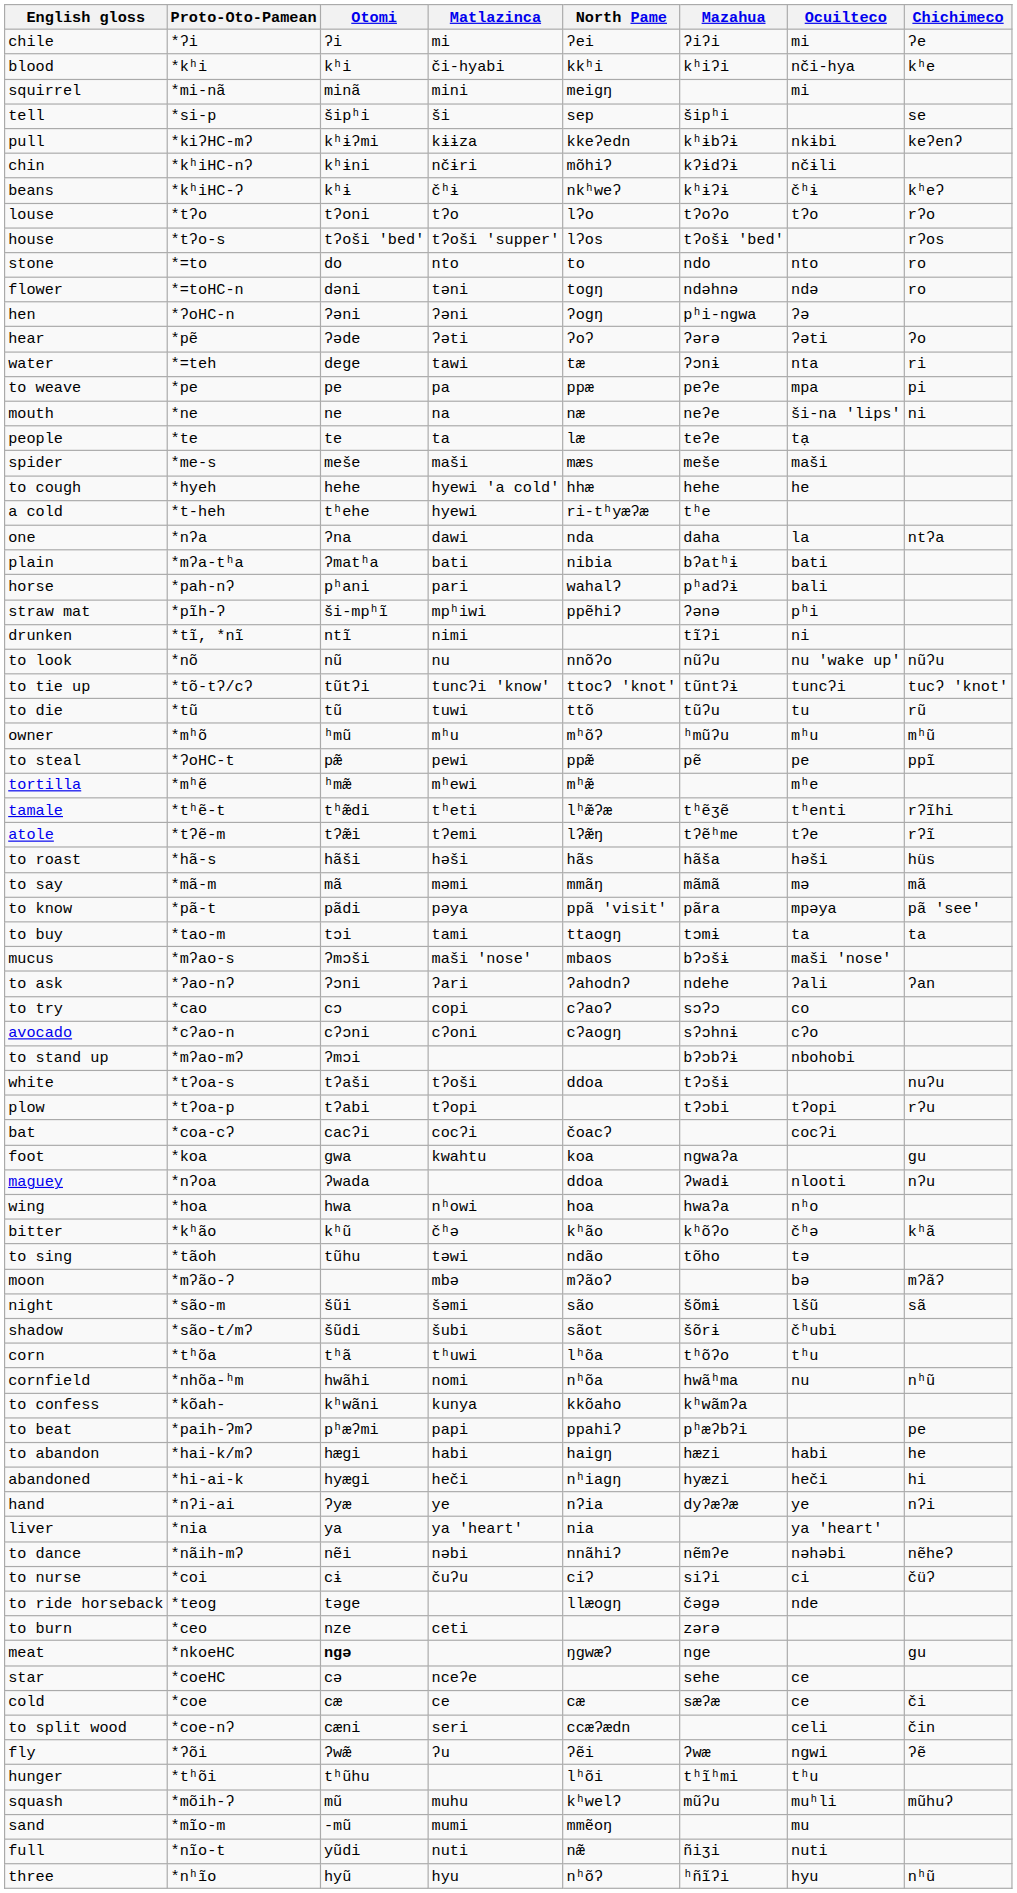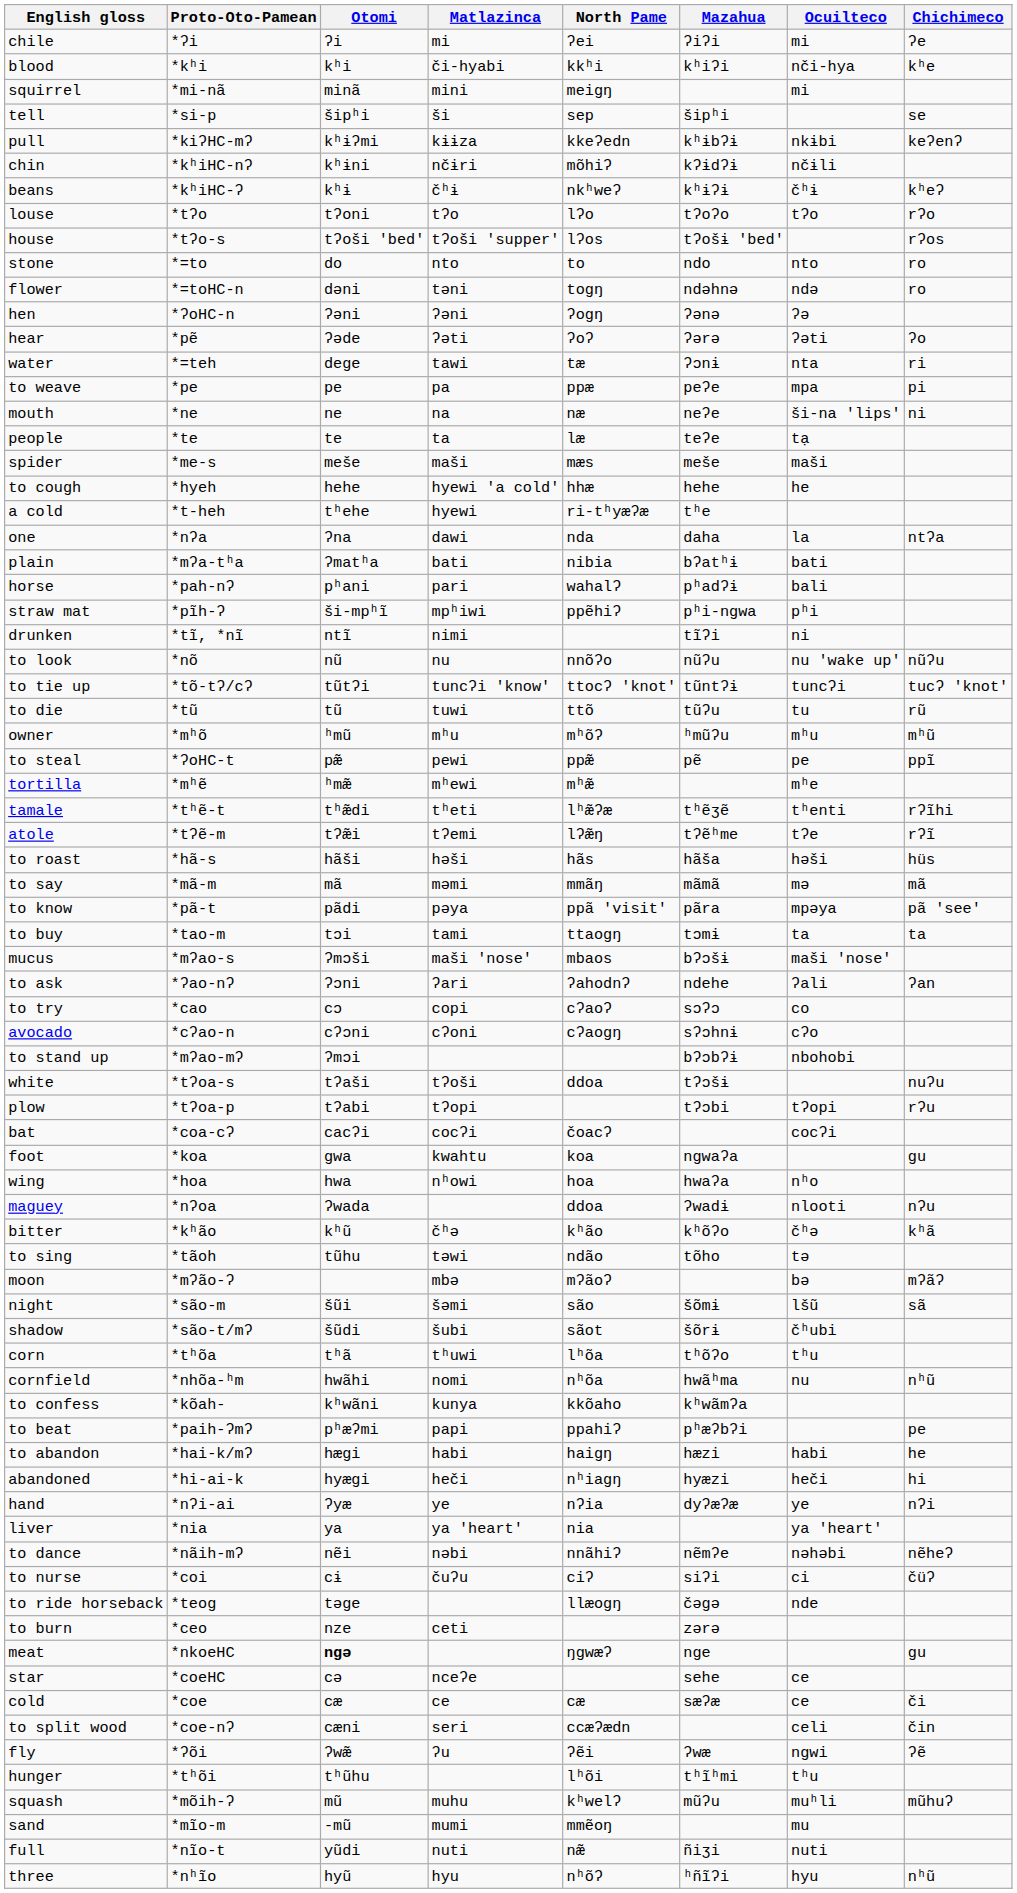(720, 314) pʰi-ngwa -> (702, 314) ʔənə
(702, 612) ʔənə -> (720, 612) pʰi-ngwa
rows swapped: (26, 1207) <-> (36, 1182)
